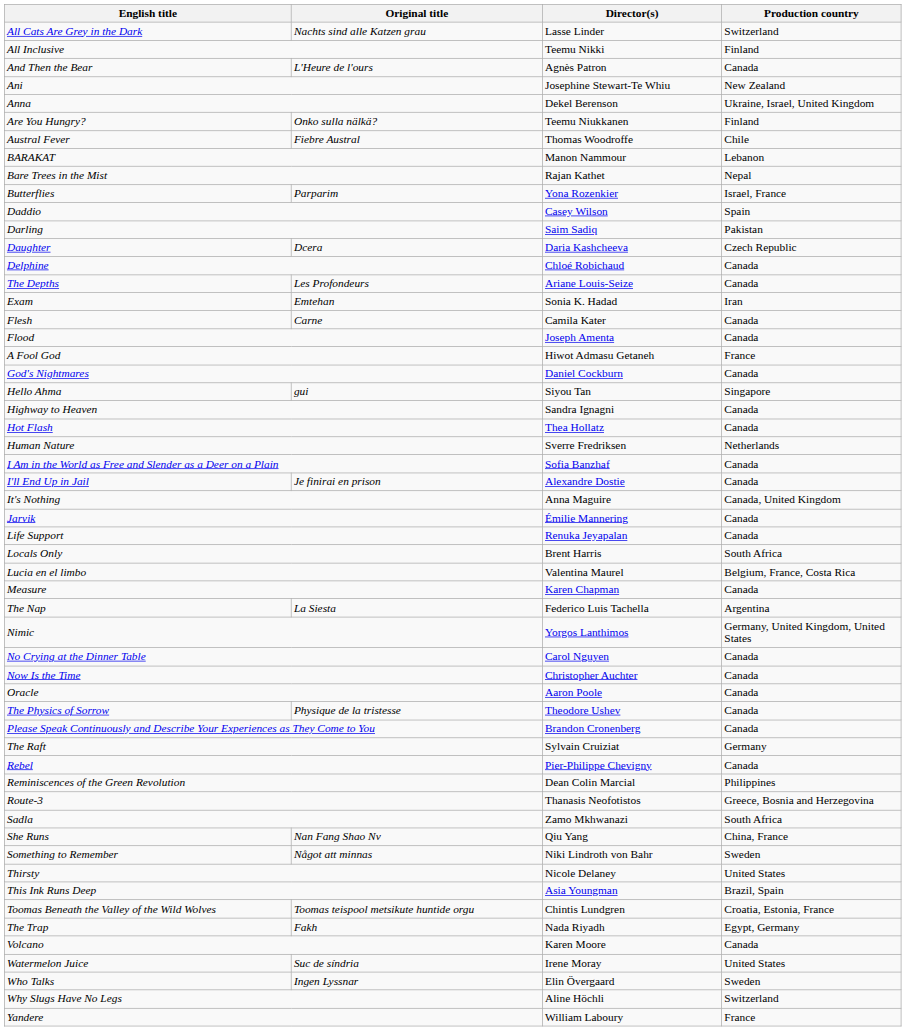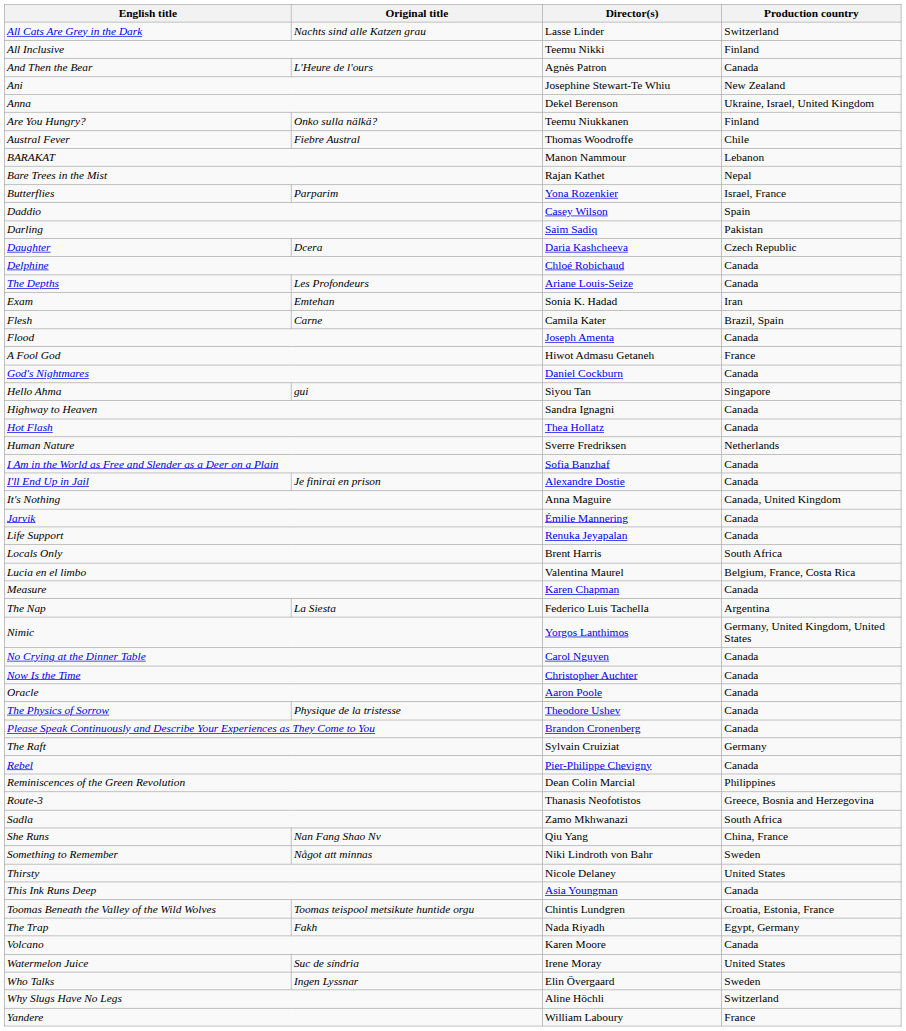(741, 319) Canada -> (754, 319) Brazil, Spain
(754, 891) Brazil, Spain -> (741, 891) Canada
